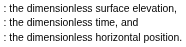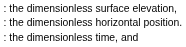rows swapped: (71, 23) <-> (93, 37)
